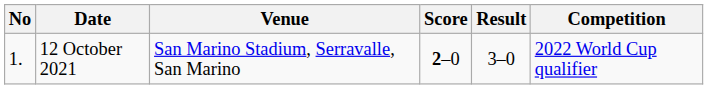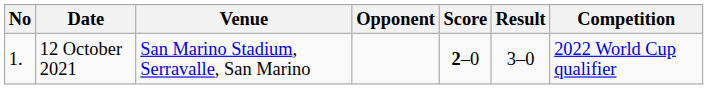+ column: (396, 19)
